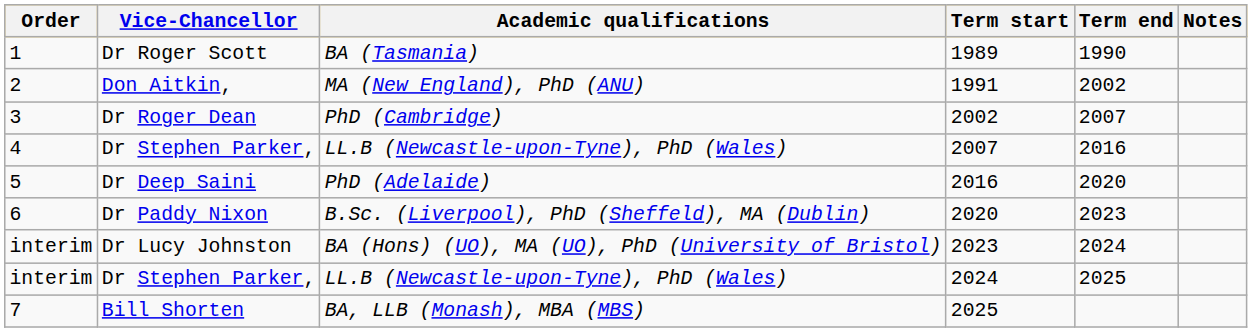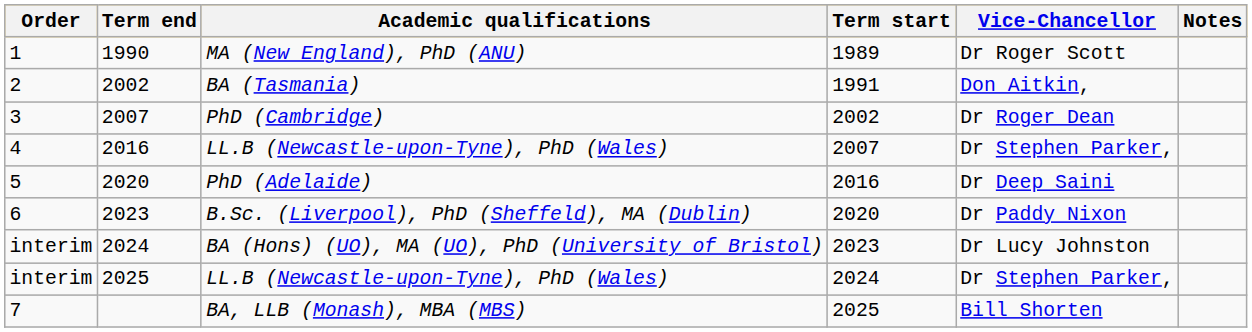columns swapped: (209, 21) <-> (1126, 21)
(402, 53) BA (Tasmania) -> (366, 53) MA (New England), PhD (ANU)
(485, 85) MA (New England), PhD (ANU) -> (283, 85) BA (Tasmania)
